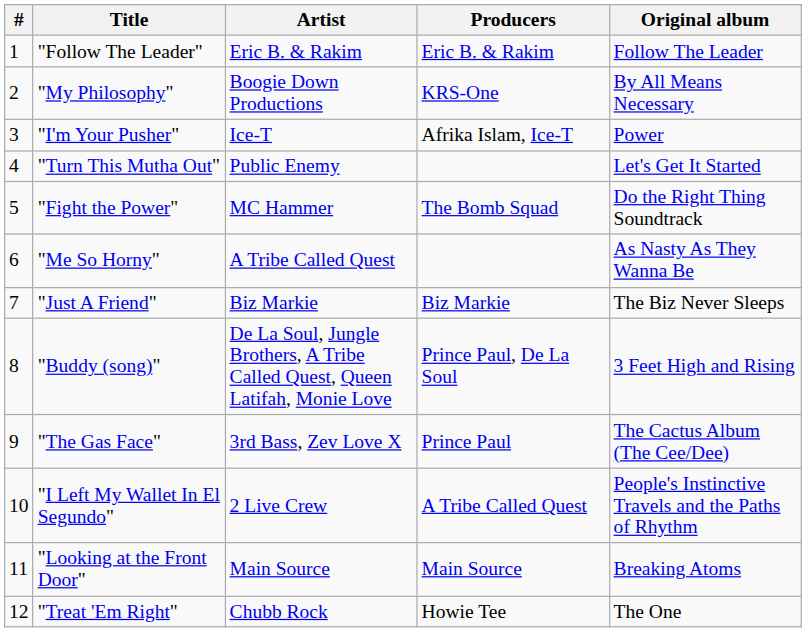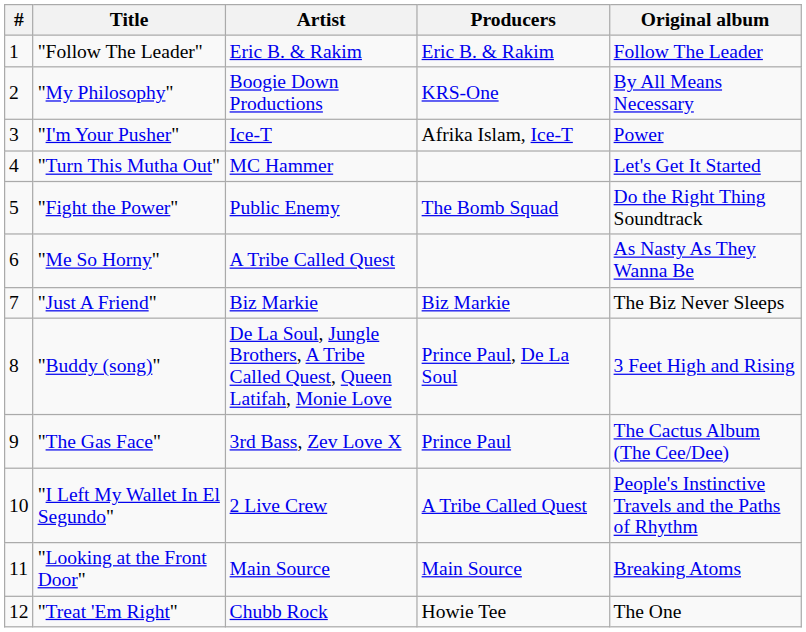(285, 165) Public Enemy -> (281, 165) MC Hammer
(281, 207) MC Hammer -> (285, 207) Public Enemy
